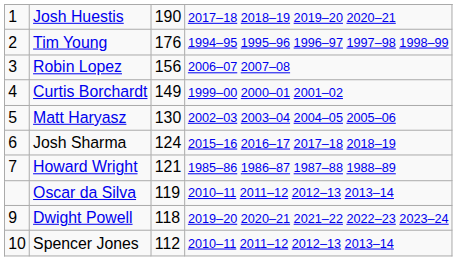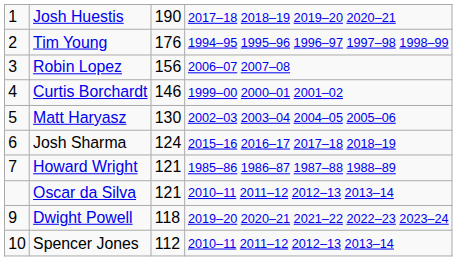(168, 92) 149 -> (168, 92) 146
(167, 192) 119 -> (168, 192) 121
